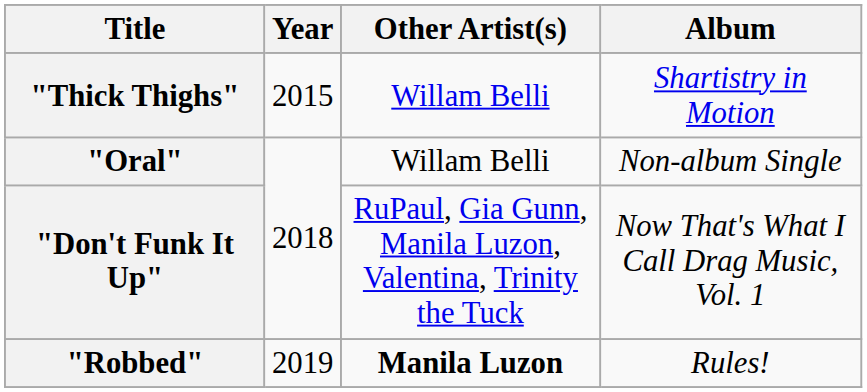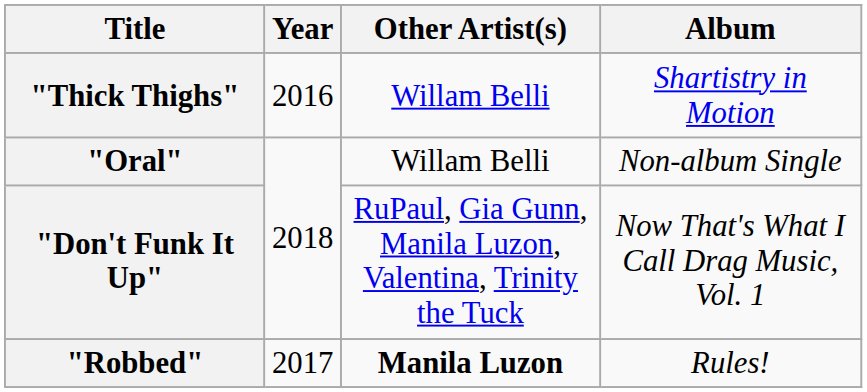(303, 94) 2015 -> (303, 94) 2016
(303, 361) 2019 -> (303, 361) 2017
